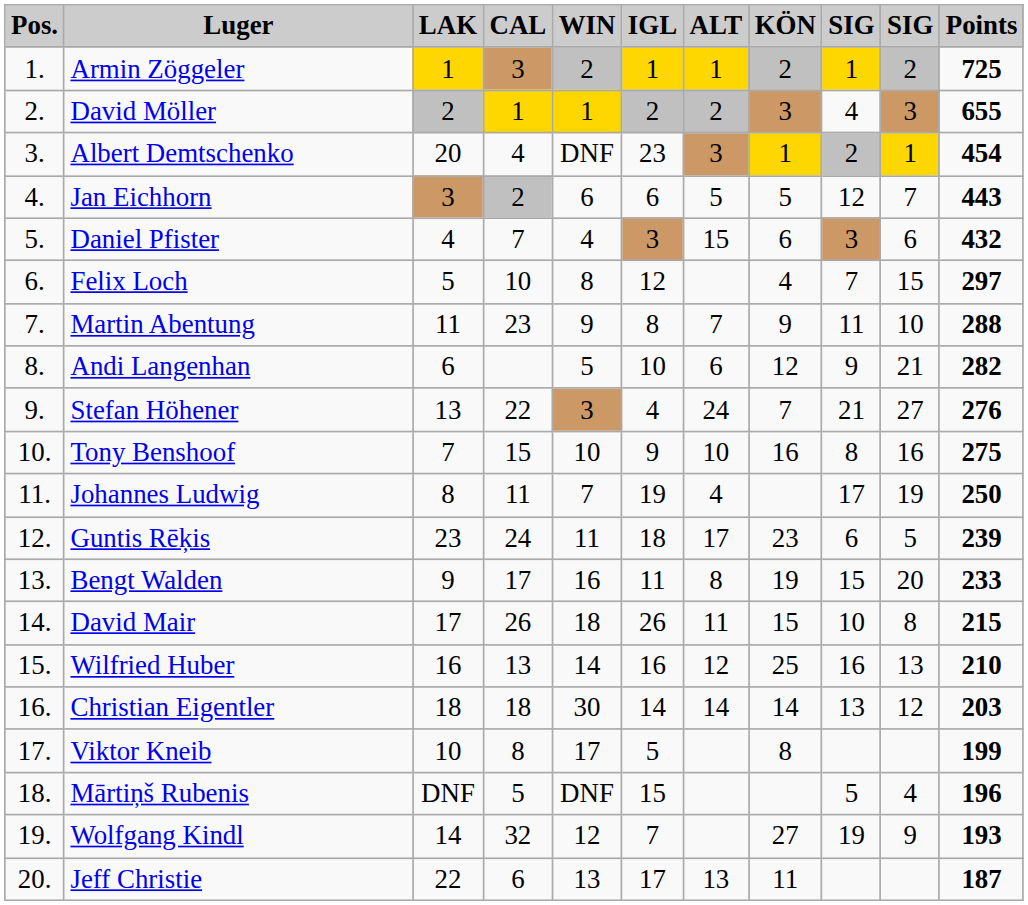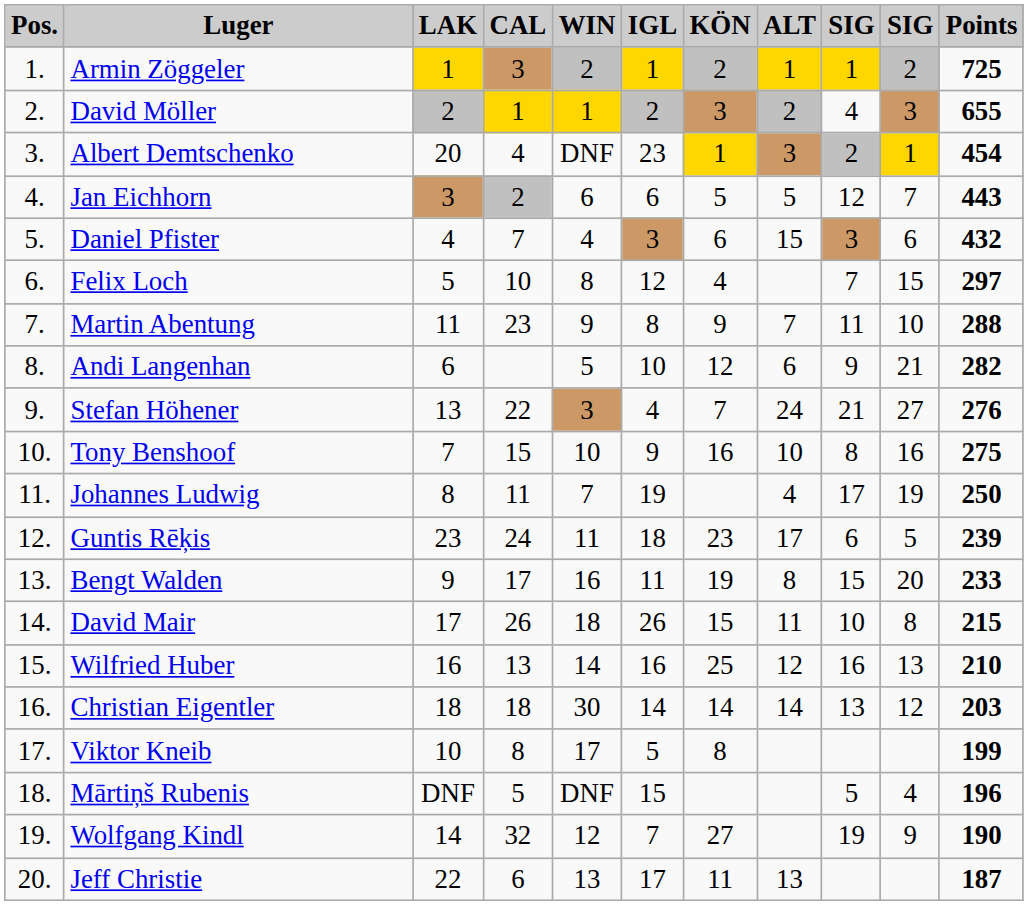columns swapped: (785, 25) <-> (716, 25)
(982, 835) 193 -> (982, 835) 190
